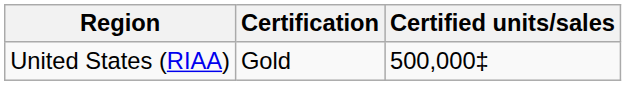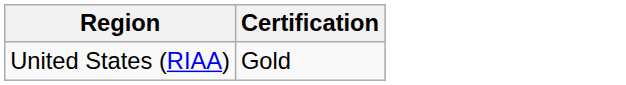- column: (502, 23)
